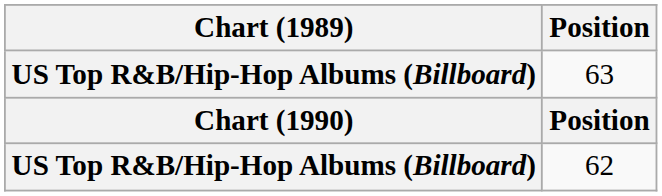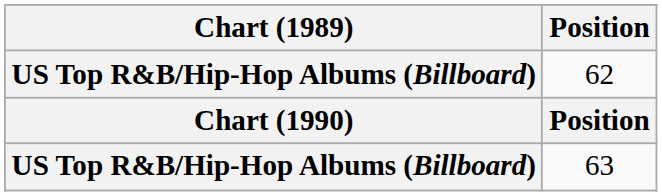rows swapped: (600, 166) <-> (600, 73)
